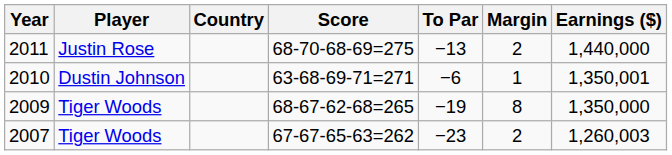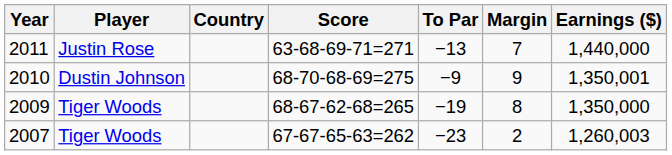(343, 48) 68-70-68-69=275 -> (343, 48) 63-68-69-71=271
(517, 48) 2 -> (517, 48) 7
(343, 78) 63-68-69-71=271 -> (343, 78) 68-70-68-69=275
(451, 78) −6 -> (451, 78) −9
(517, 78) 1 -> (517, 78) 9
